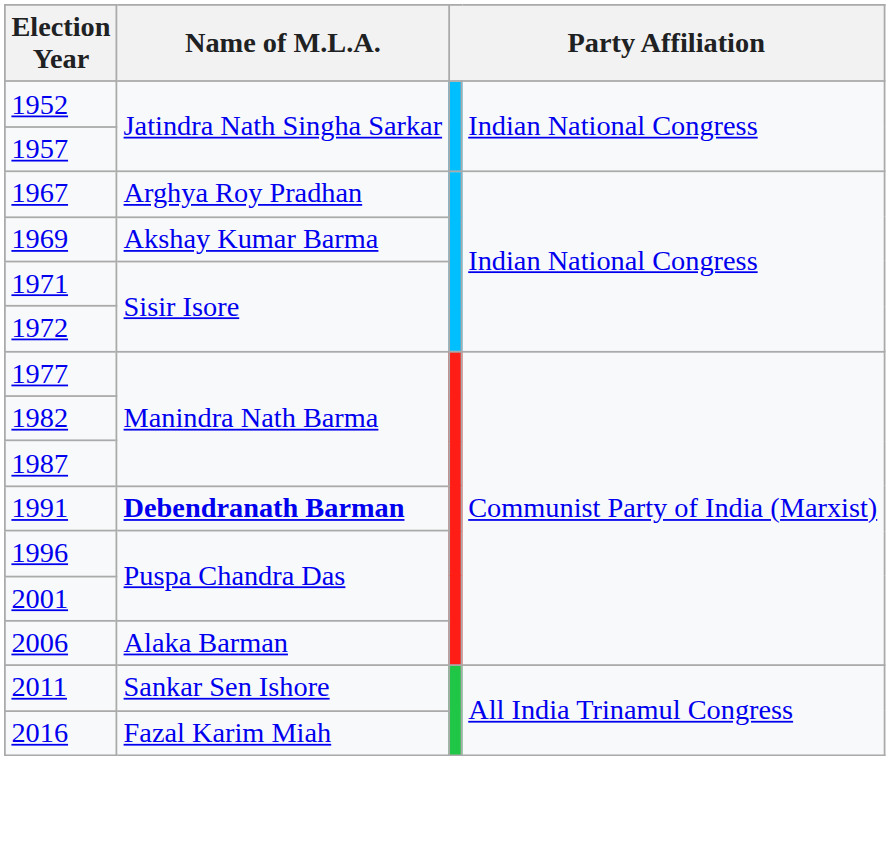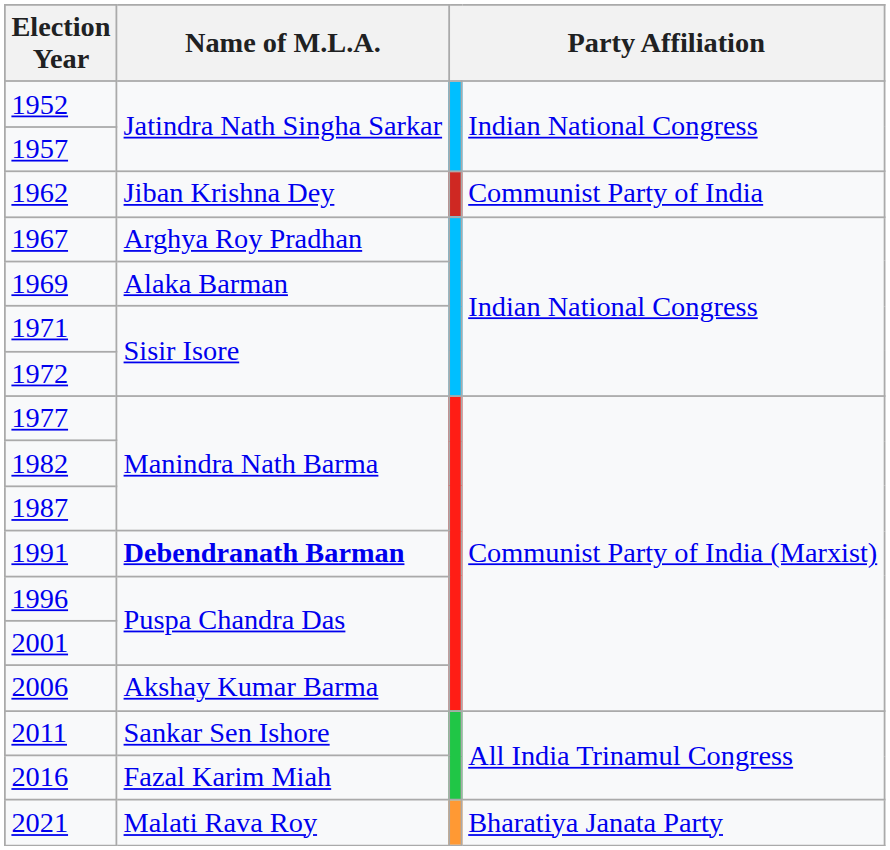+ row: (40, 193)
(251, 238) Akshay Kumar Barma -> (206, 283) Alaka Barman
(206, 642) Alaka Barman -> (251, 687) Akshay Kumar Barma
+ row: (40, 822)
